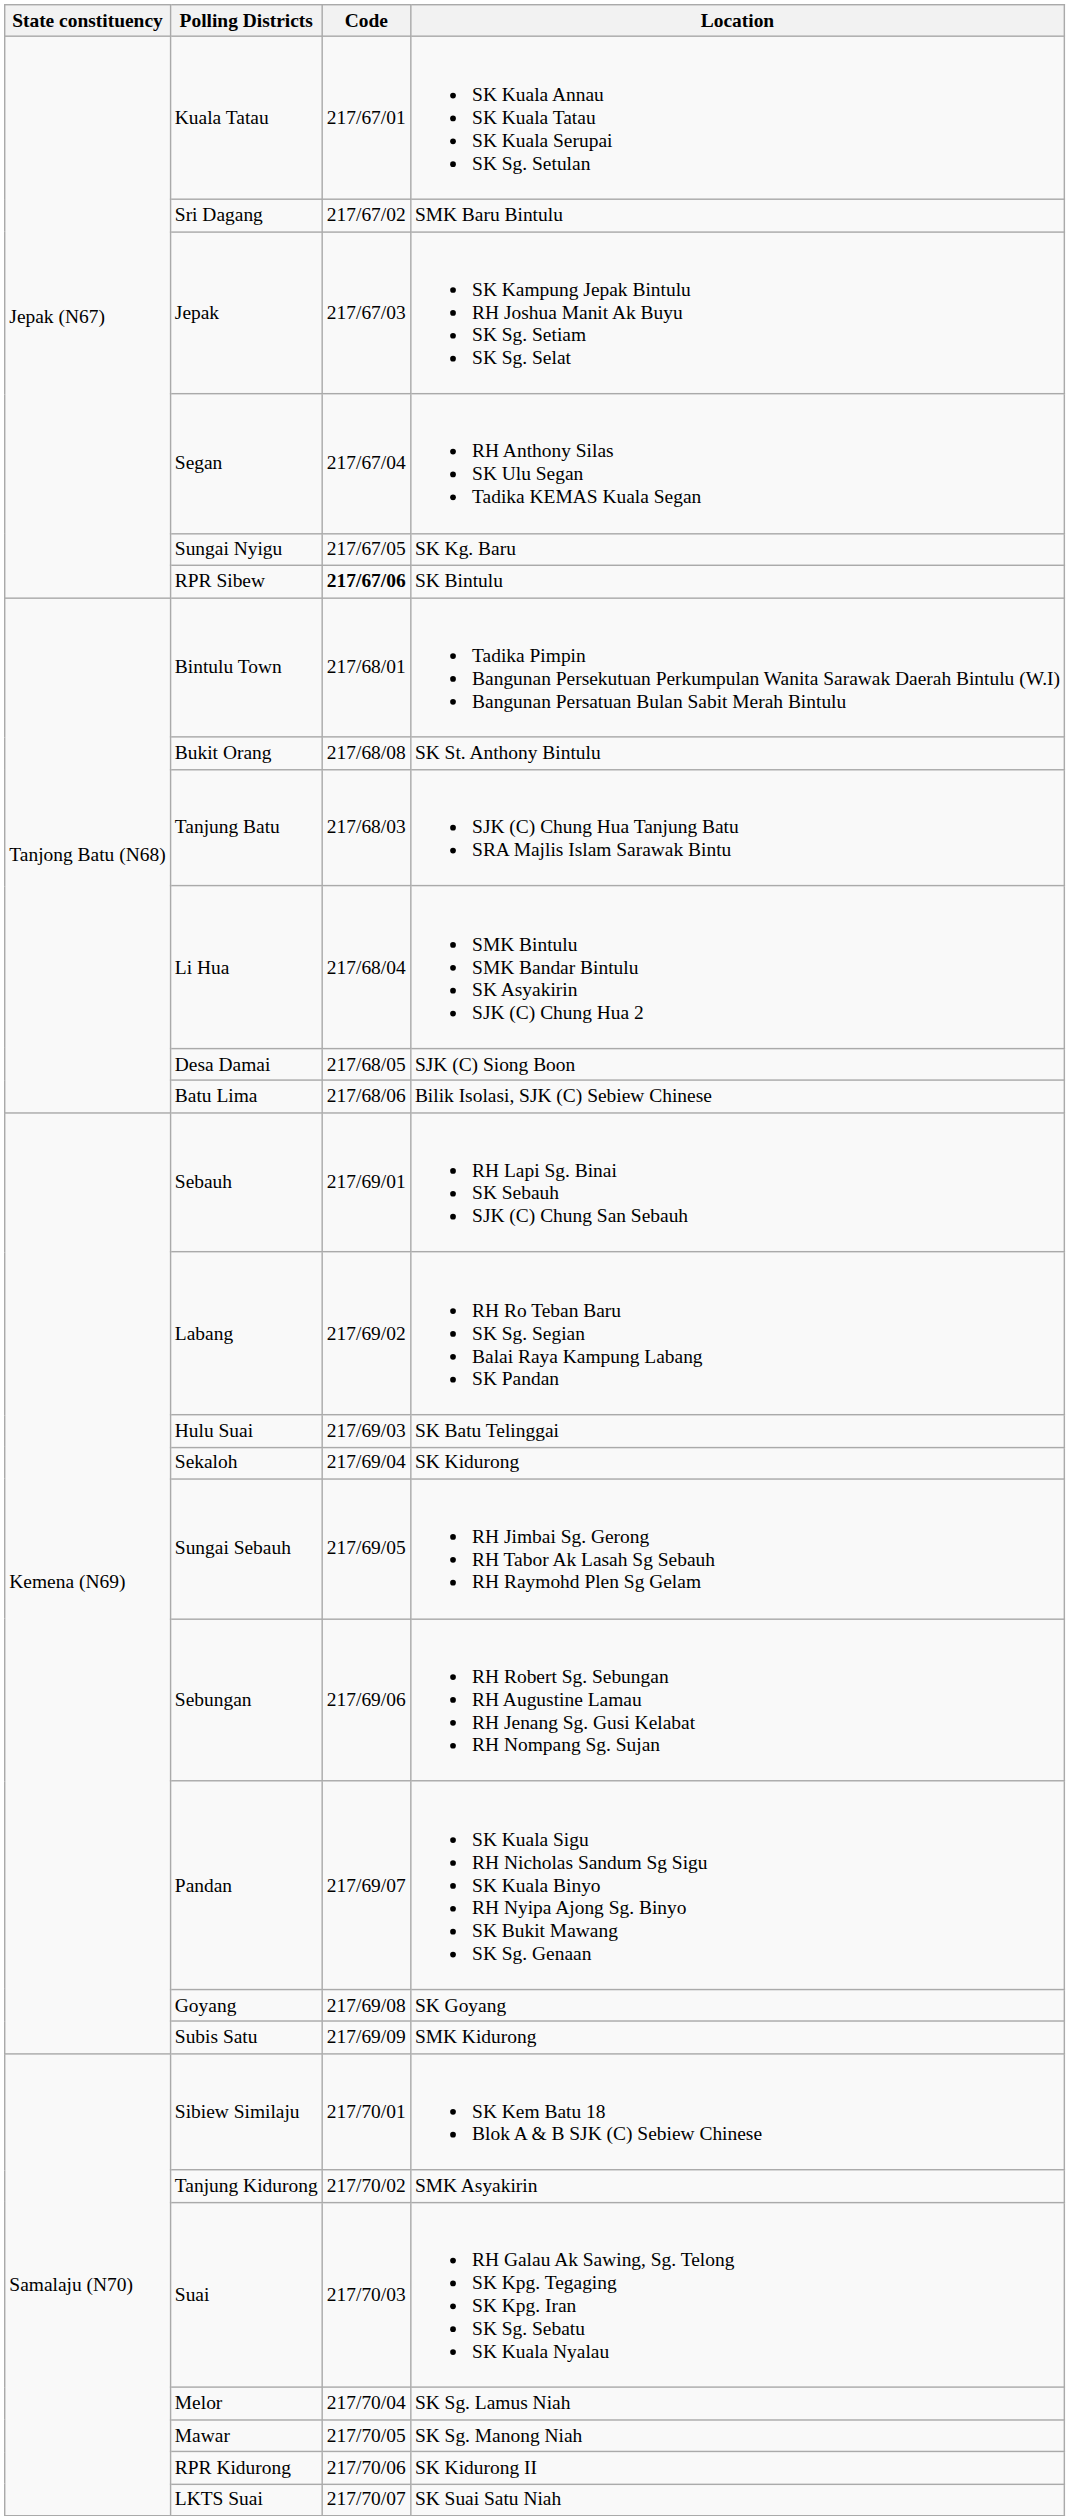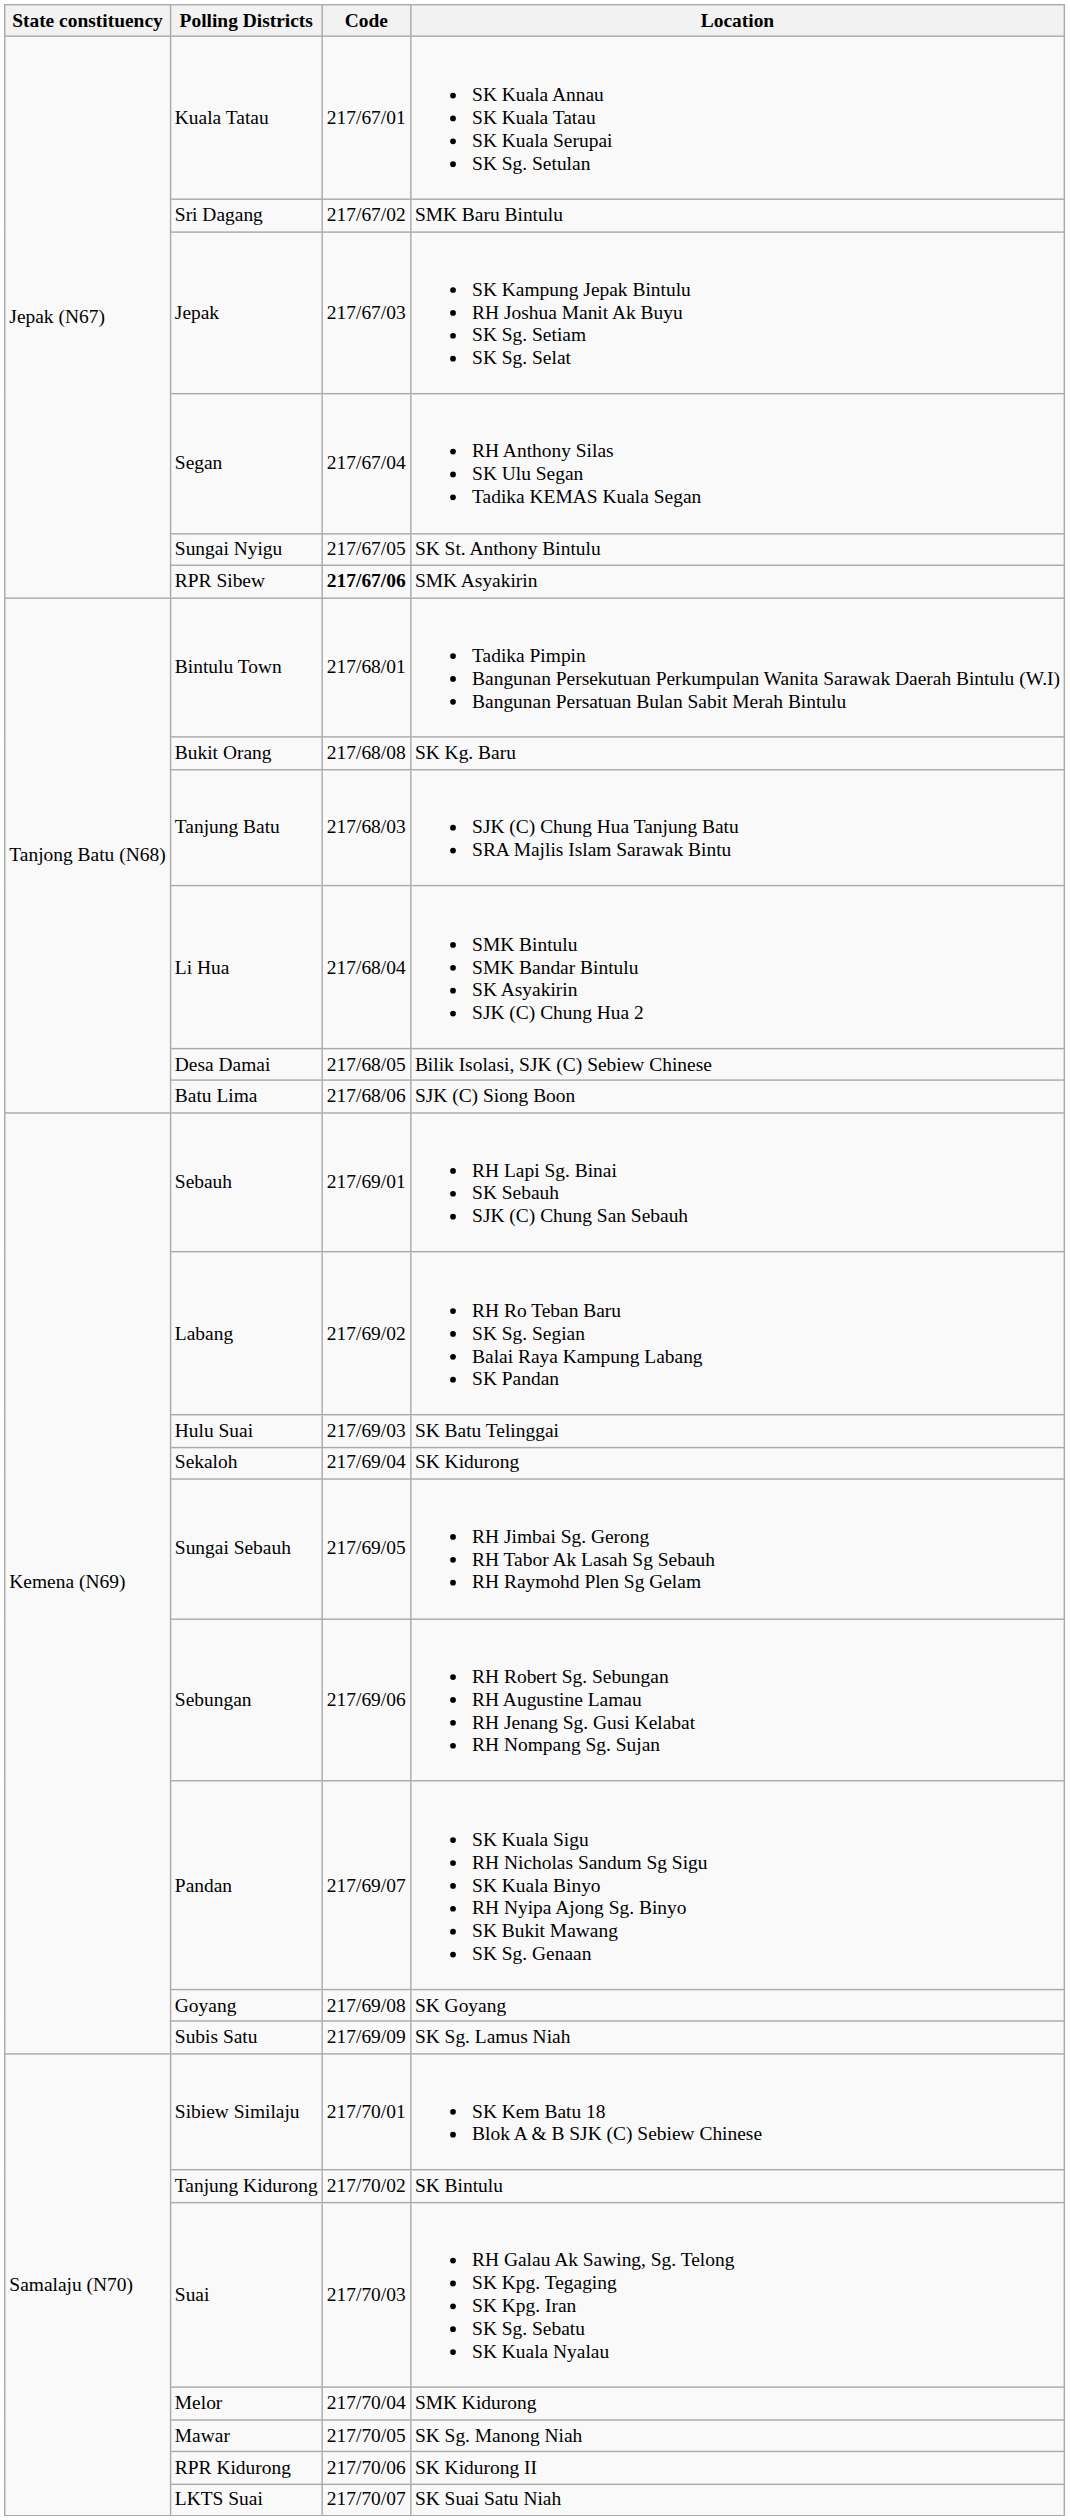(465, 548) SK Kg. Baru -> (508, 548) SK St. Anthony Bintulu
(459, 580) SK Bintulu -> (476, 580) SMK Asyakirin
(508, 752) SK St. Anthony Bintulu -> (465, 752) SK Kg. Baru
(495, 1063) SJK (C) Siong Boon -> (563, 1063) Bilik Isolasi, SJK (C) Sebiew Chinese
(563, 1096) Bilik Isolasi, SJK (C) Sebiew Chinese -> (495, 1096) SJK (C) Siong Boon
(476, 2036) SMK Kidurong -> (493, 2036) SK Sg. Lamus Niah
(476, 2185) SMK Asyakirin -> (459, 2185) SK Bintulu
(493, 2403) SK Sg. Lamus Niah -> (476, 2403) SMK Kidurong
